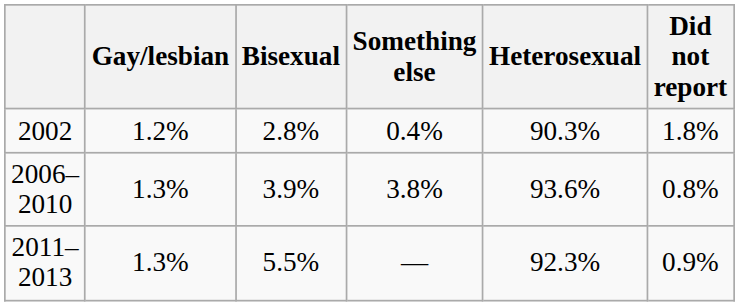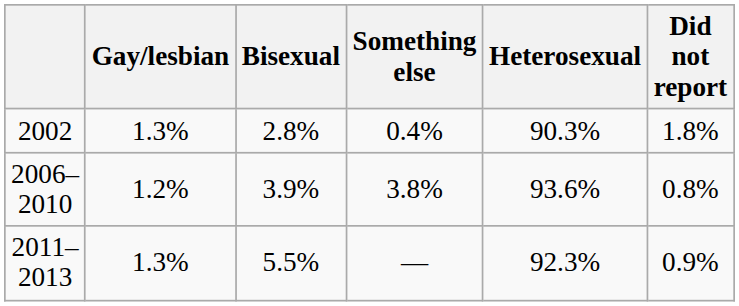(160, 130) 1.2% -> (160, 130) 1.3%
(160, 188) 1.3% -> (160, 188) 1.2%
